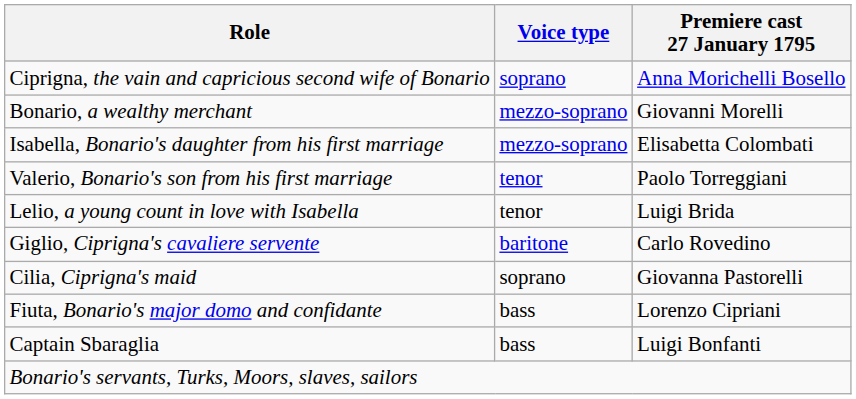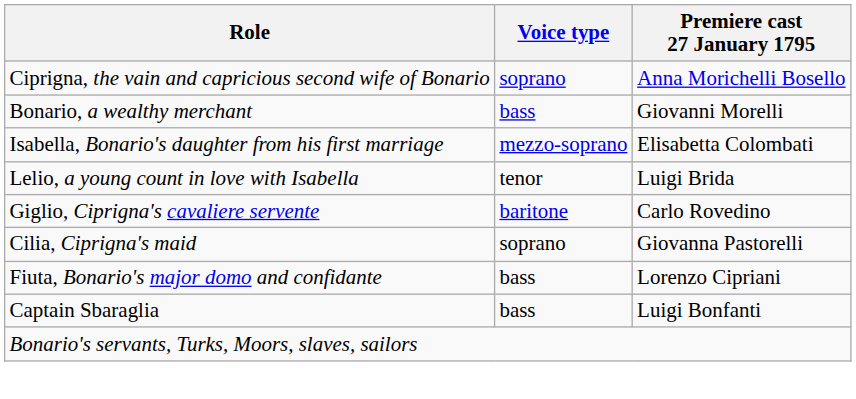(563, 111) mezzo-soprano -> (517, 111) bass
- row: (201, 177)
